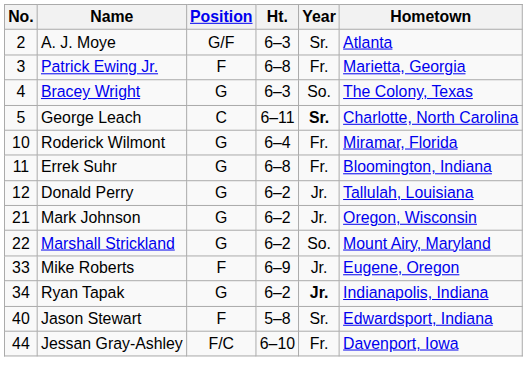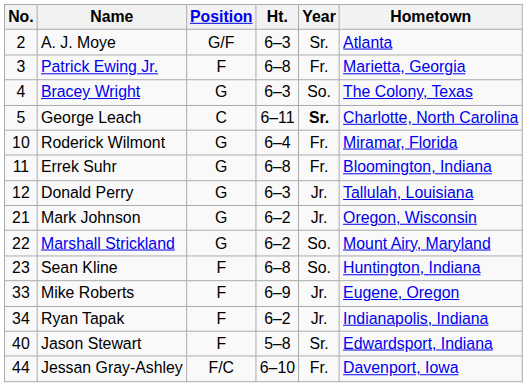(277, 192) 6–2 -> (277, 192) 6–3
+ row: (79, 268)
(221, 293) G -> (221, 318) F
(319, 293) bold -> (319, 318) normal
